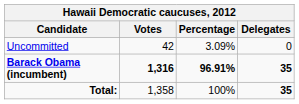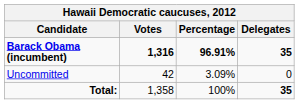rows swapped: (43, 69) <-> (38, 46)
